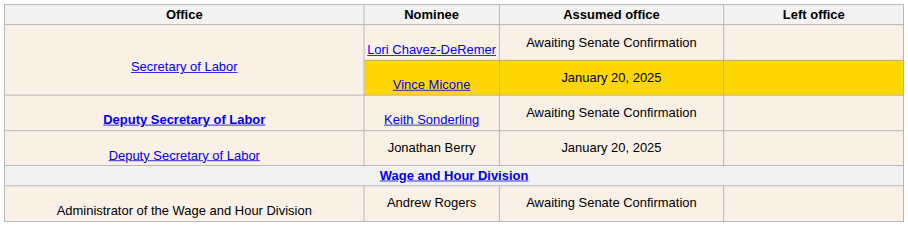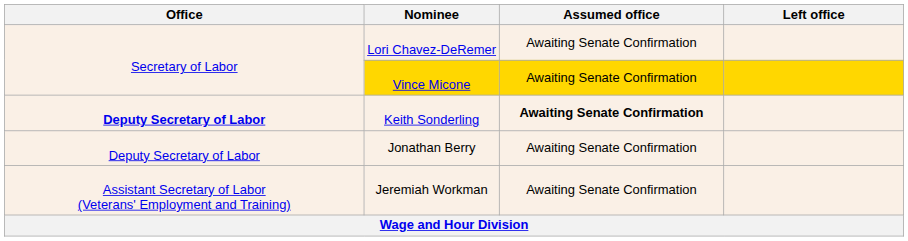(611, 77) January 20, 2025 -> (611, 77) Awaiting Senate Confirmation
(611, 112) normal -> (611, 112) bold
(611, 148) January 20, 2025 -> (611, 148) Awaiting Senate Confirmation
+ row: (432, 190)
- row: (432, 203)
